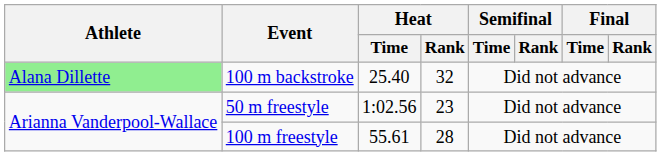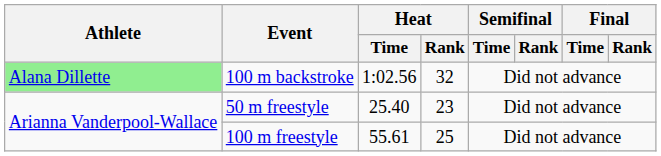(389, 77) 25.40 -> (389, 77) 1:02.56
(389, 107) 1:02.56 -> (389, 107) 25.40
(445, 136) 28 -> (445, 136) 25
